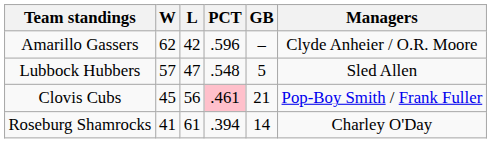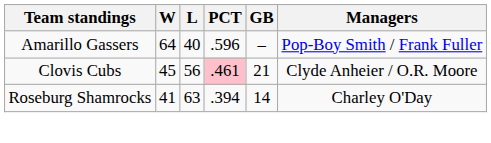(167, 44) 62 -> (167, 44) 64
(192, 44) 42 -> (192, 44) 40
(382, 44) Clyde Anheier / O.R. Moore -> (382, 44) Pop-Boy Smith / Frank Fuller
- row: (80, 71)
(382, 97) Pop-Boy Smith / Frank Fuller -> (382, 71) Clyde Anheier / O.R. Moore
(192, 124) 61 -> (192, 97) 63
